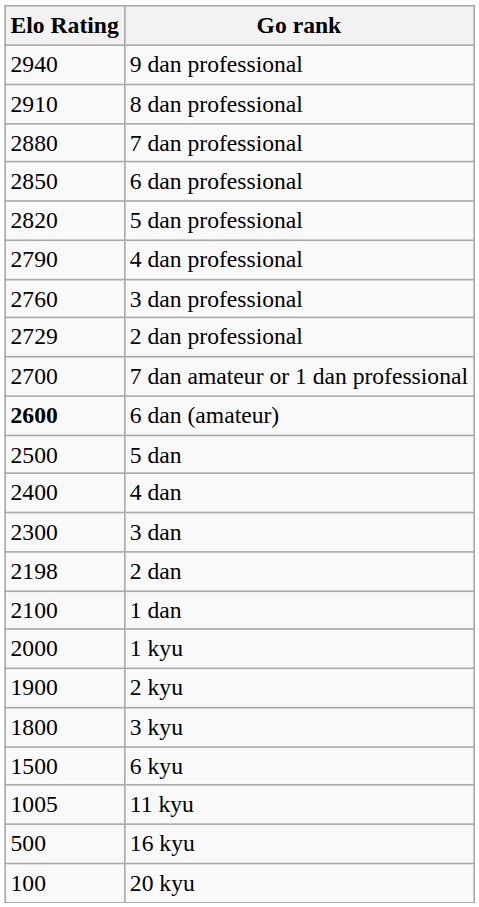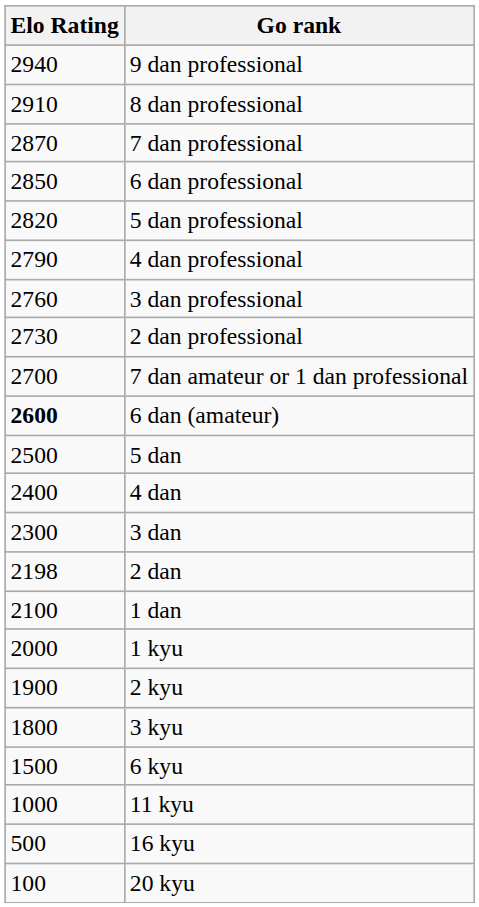(34, 142) 2880 -> (34, 142) 2870
(34, 337) 2729 -> (34, 337) 2730
(34, 804) 1005 -> (34, 804) 1000
